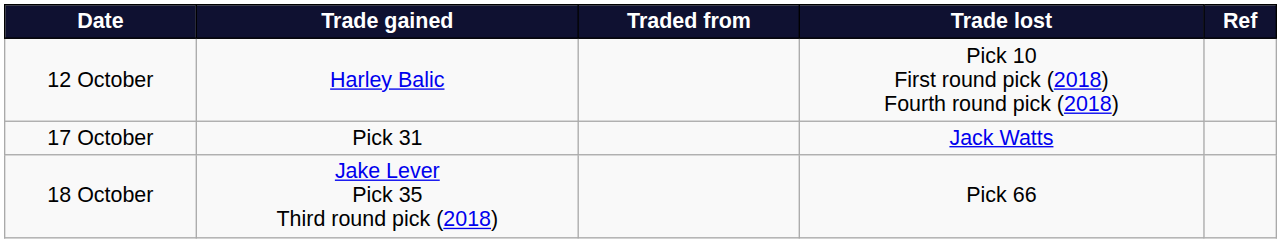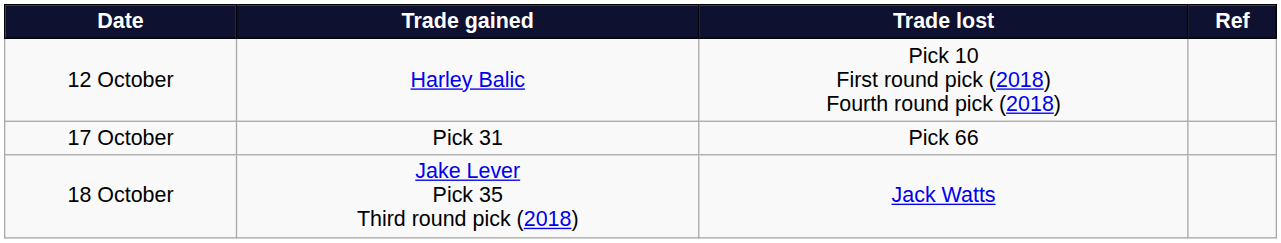- column: (689, 21)
(1001, 137) Jack Watts -> (944, 137) Pick 66
(1001, 195) Pick 66 -> (944, 195) Jack Watts
